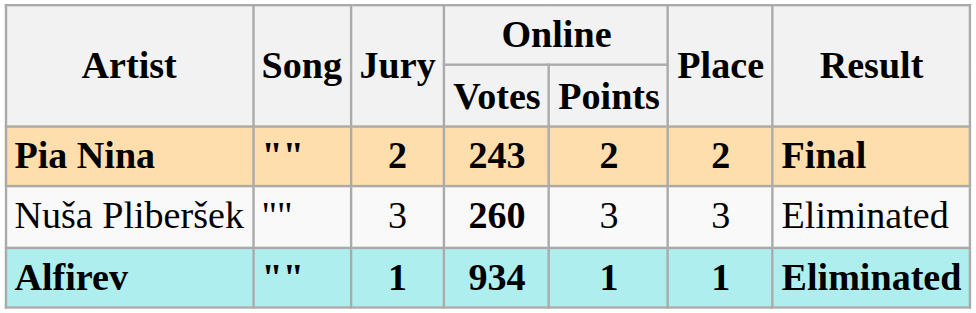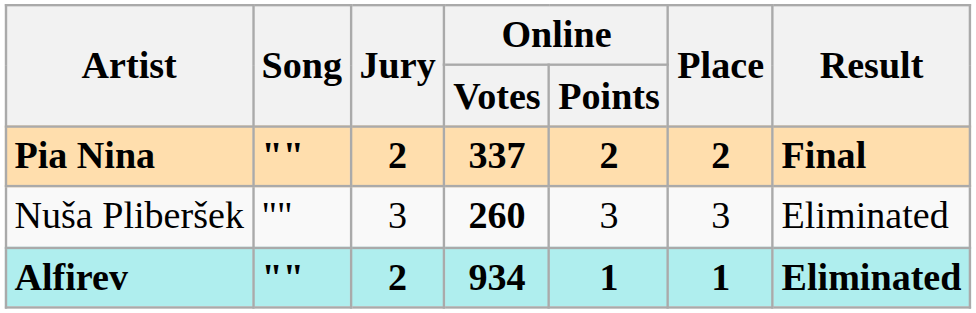(497, 155) 243 -> (497, 155) 337
(398, 276) 1 -> (398, 276) 2
